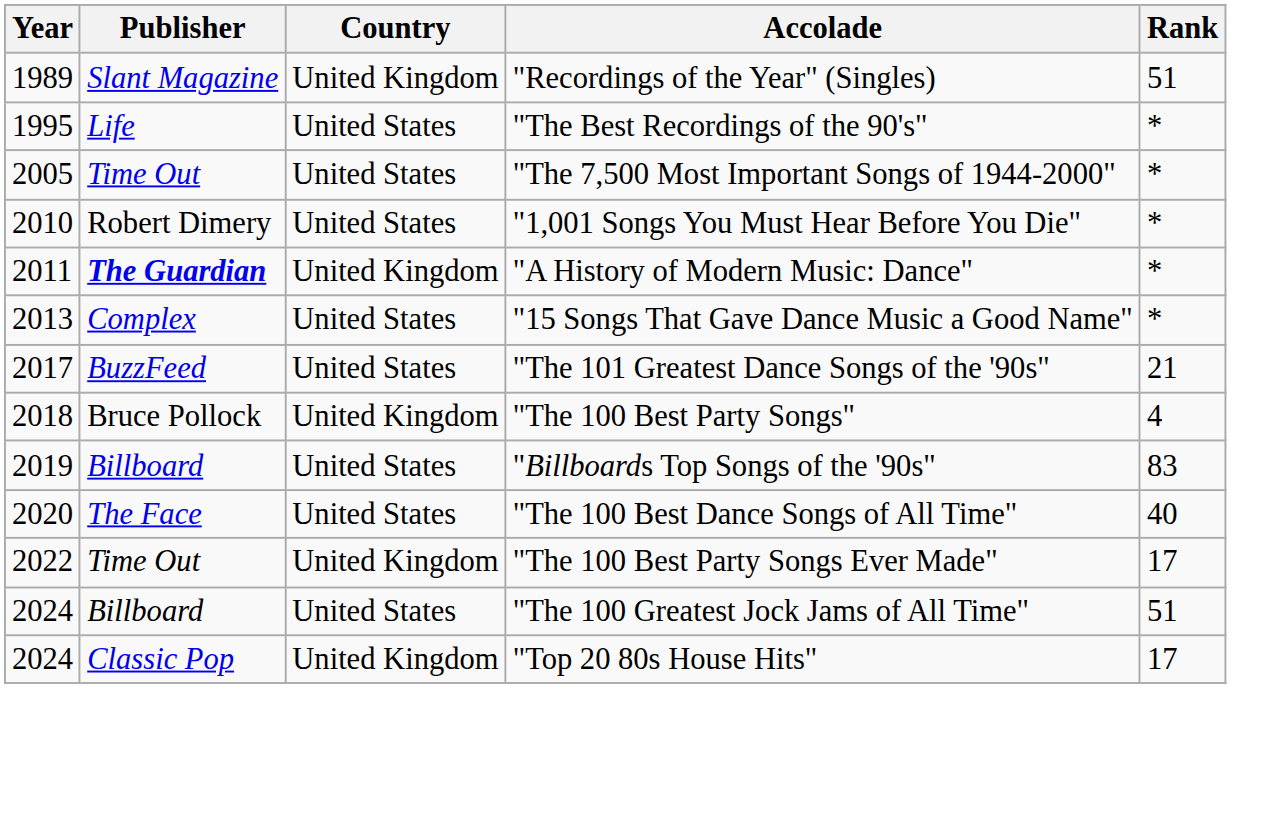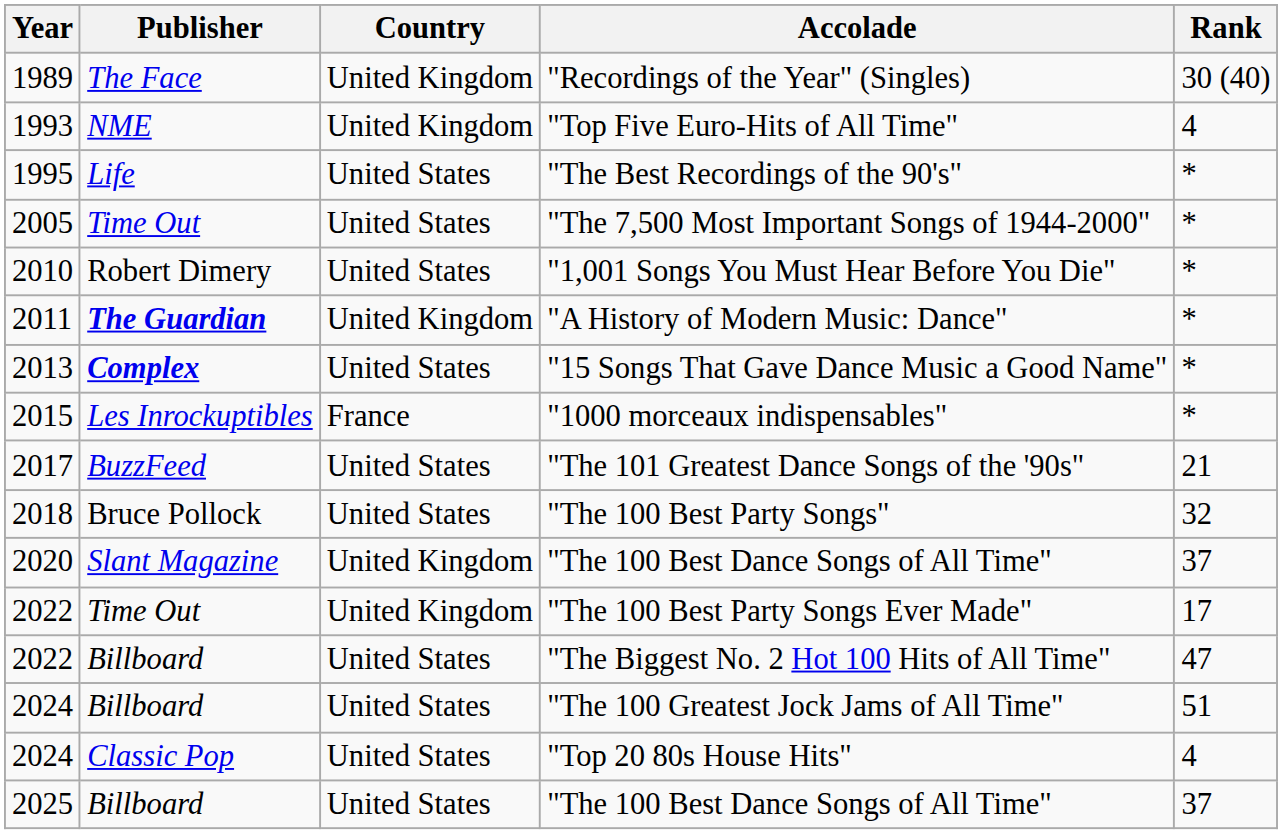(183, 77) Slant Magazine -> (144, 77) The Face
(1162, 77) 51 -> (1226, 77) 30 (40)
+ row: (43, 125)
(142, 319) normal -> (143, 367) bold
+ row: (43, 416)
(395, 416) United Kingdom -> (409, 513) United States
(1155, 416) 4 -> (1197, 513) 32
- row: (43, 464)
(144, 513) The Face -> (183, 561) Slant Magazine
(374, 513) United States -> (430, 561) United Kingdom
(1162, 513) 40 -> (1197, 561) 37
+ row: (43, 658)
(395, 658) United Kingdom -> (409, 755) United States
(1162, 658) 17 -> (1189, 755) 4
+ row: (43, 804)
